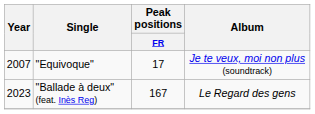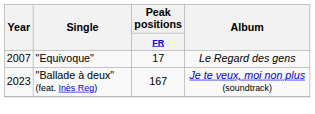(247, 65) Je te veux, moi non plus (soundtrack) -> (247, 59) Le Regard des gens
(247, 94) Le Regard des gens -> (247, 82) Je te veux, moi non plus (soundtrack)
